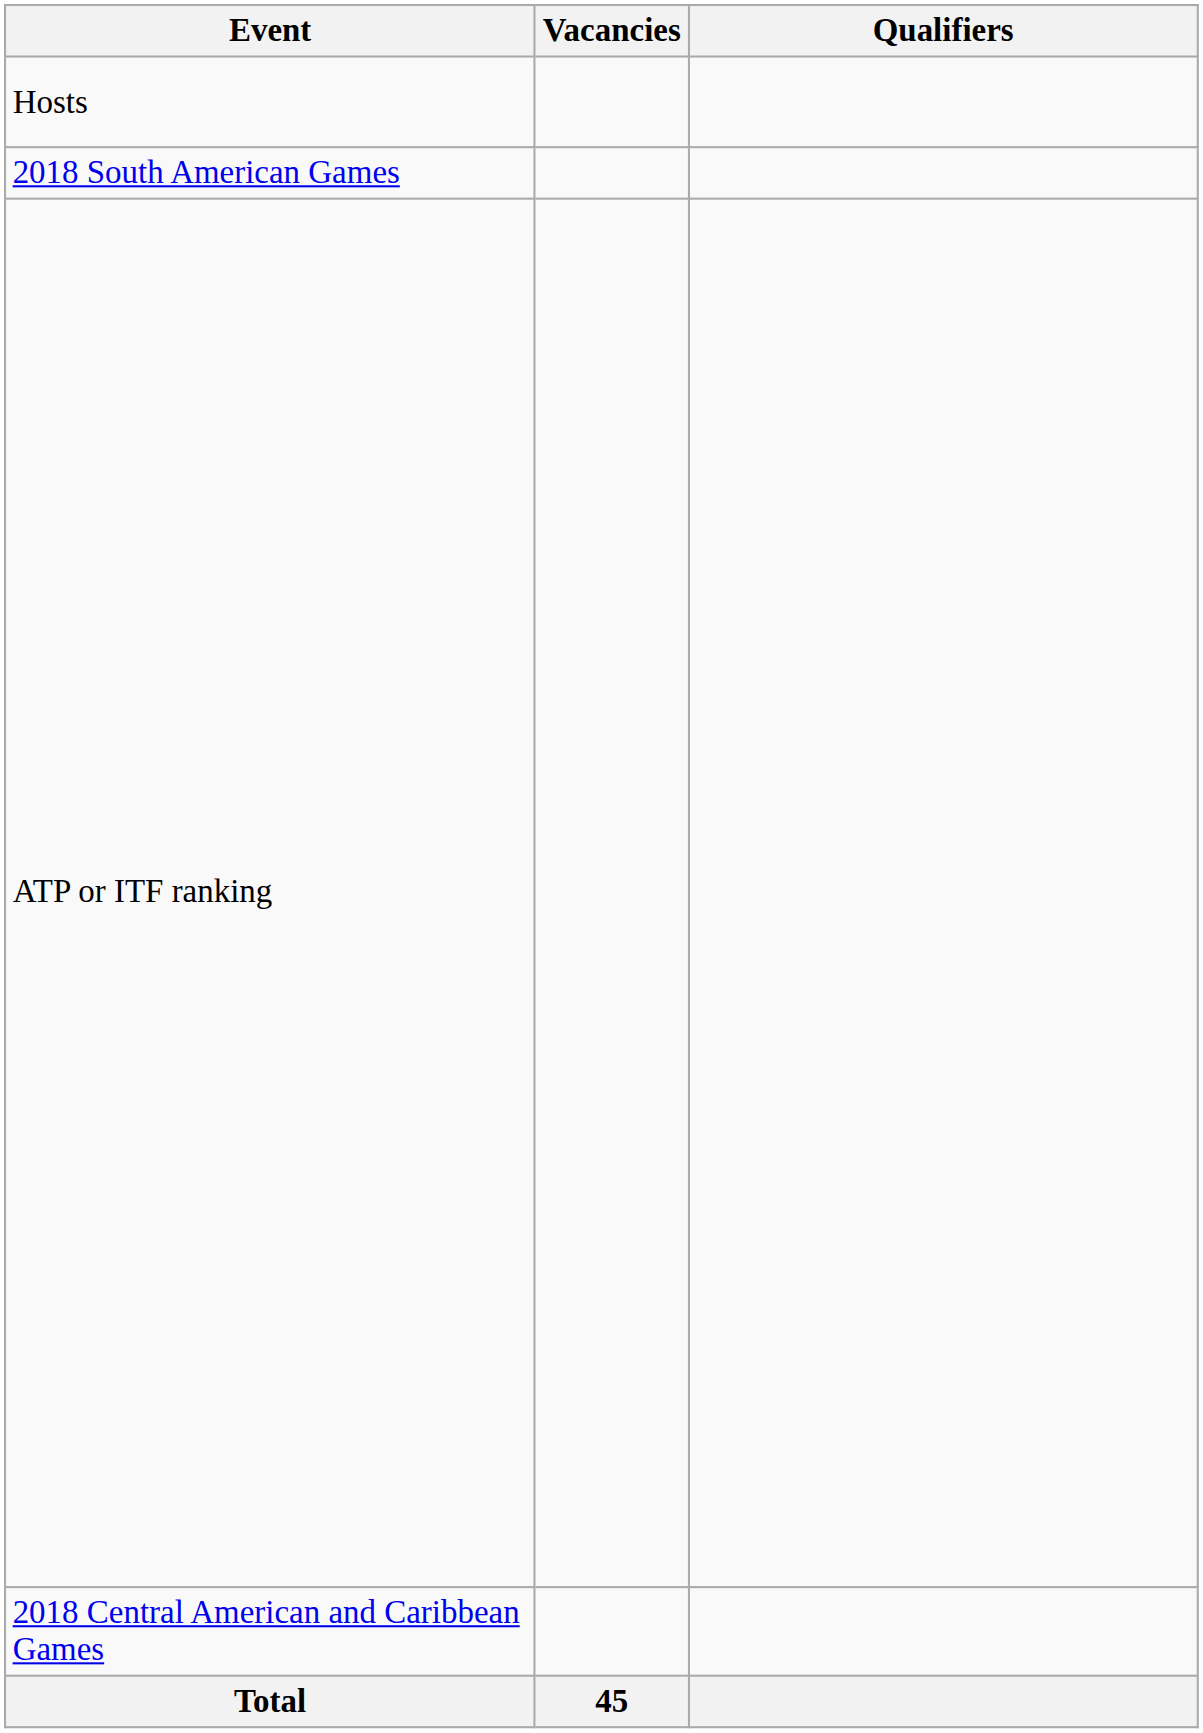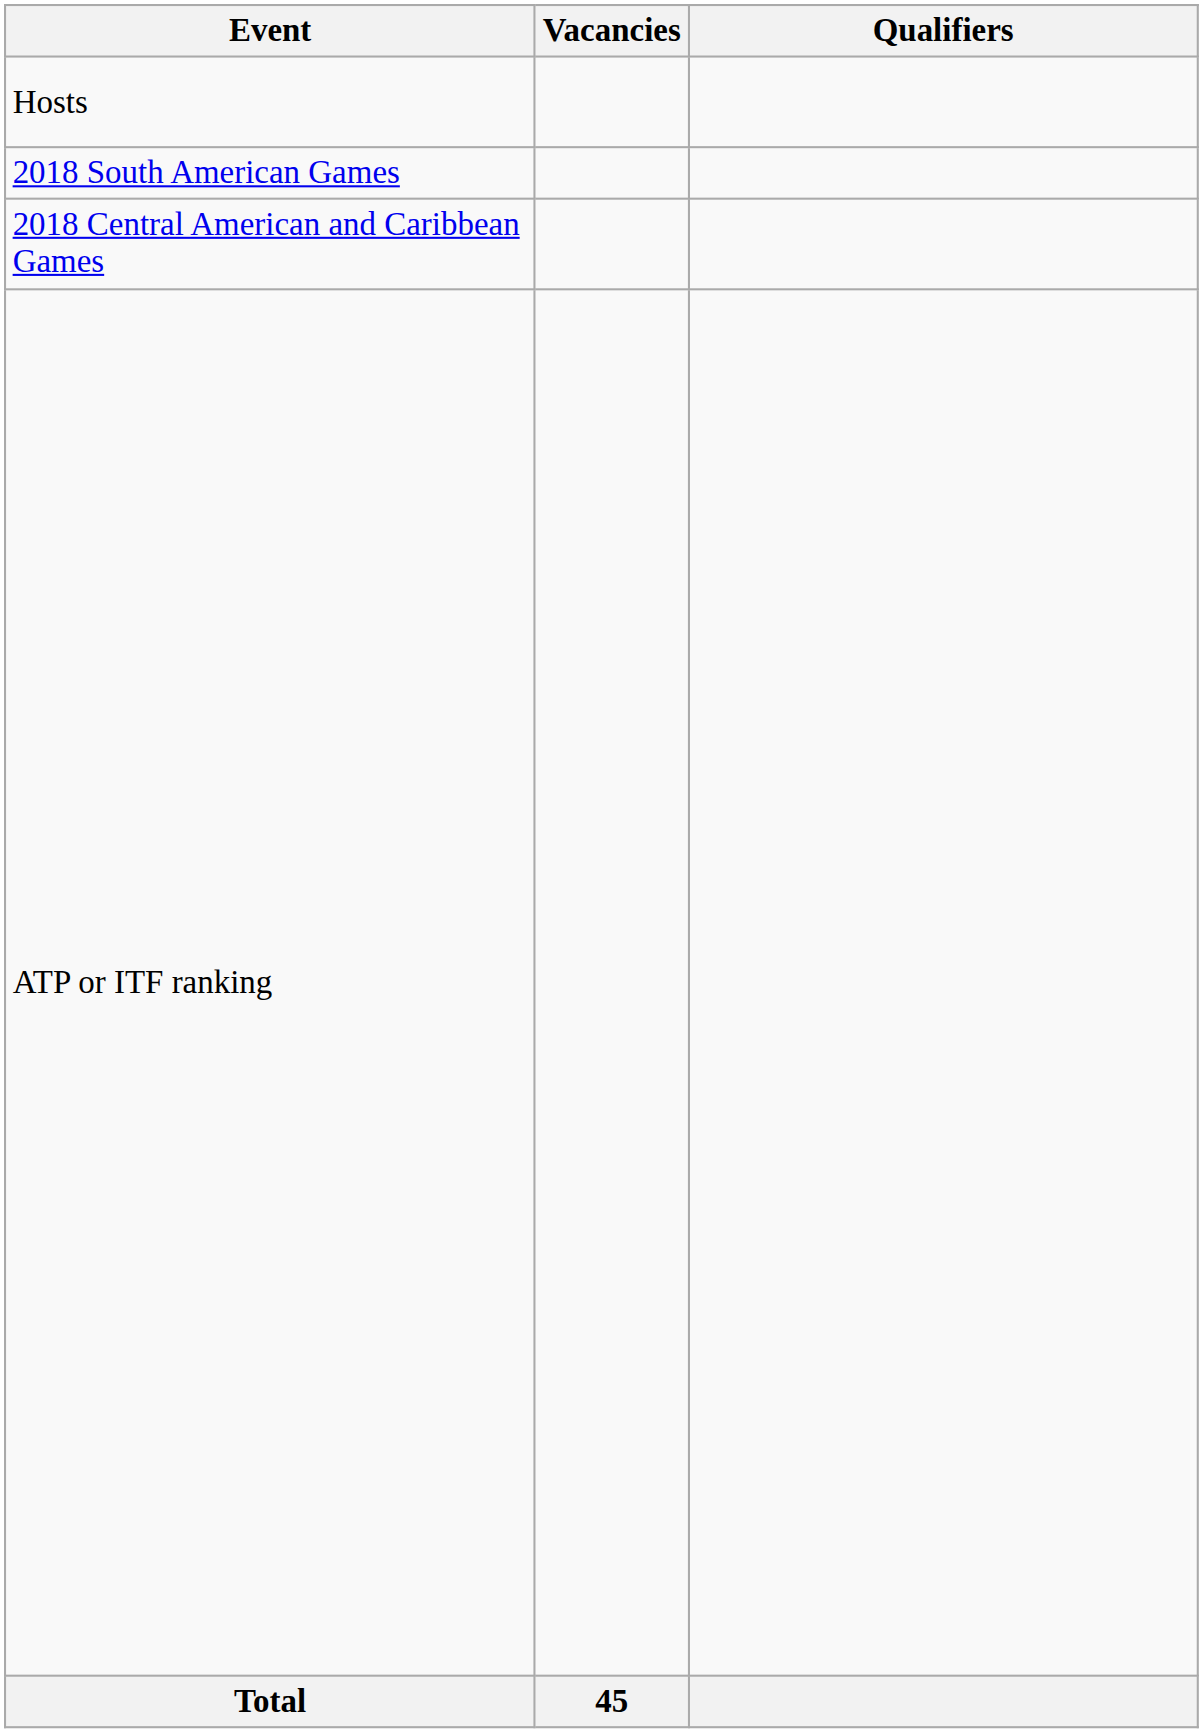rows swapped: (266, 1630) <-> (142, 891)
